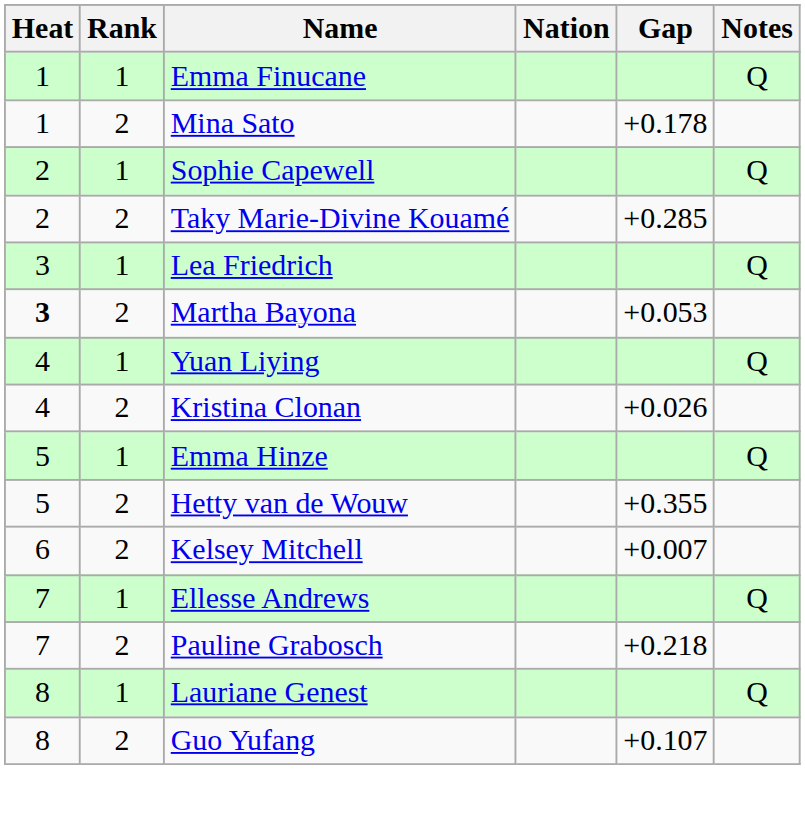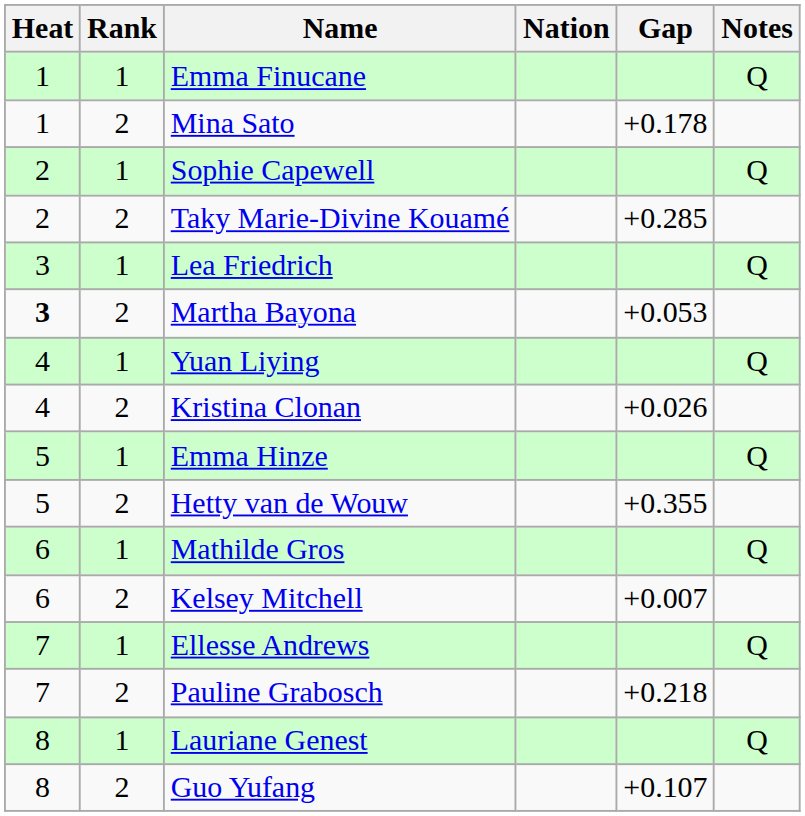+ row: (258, 550)
